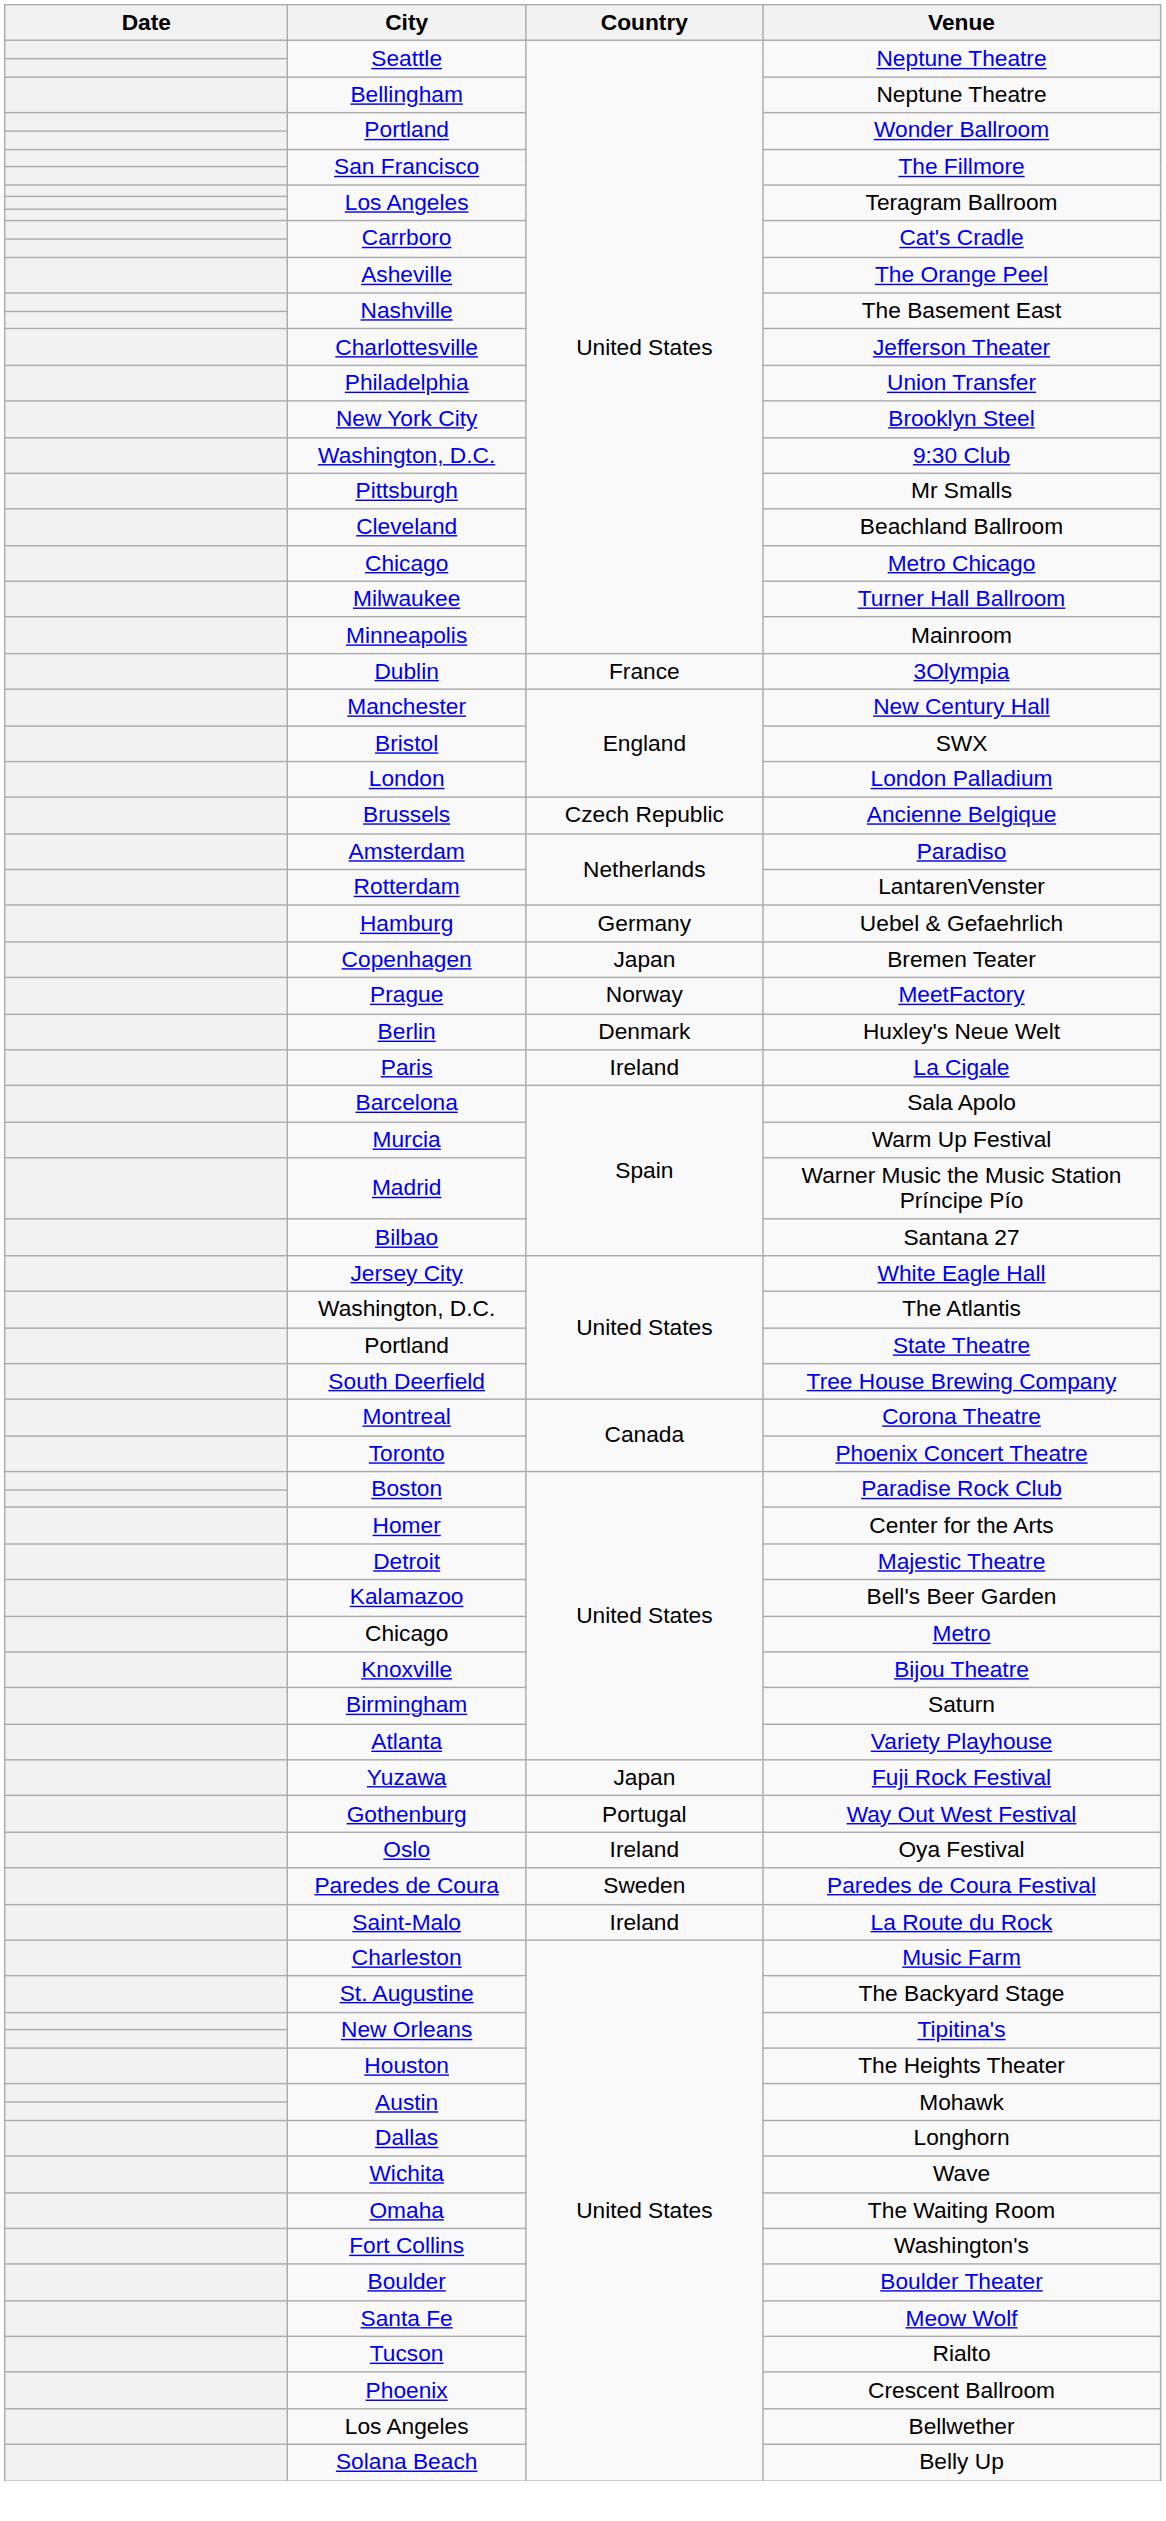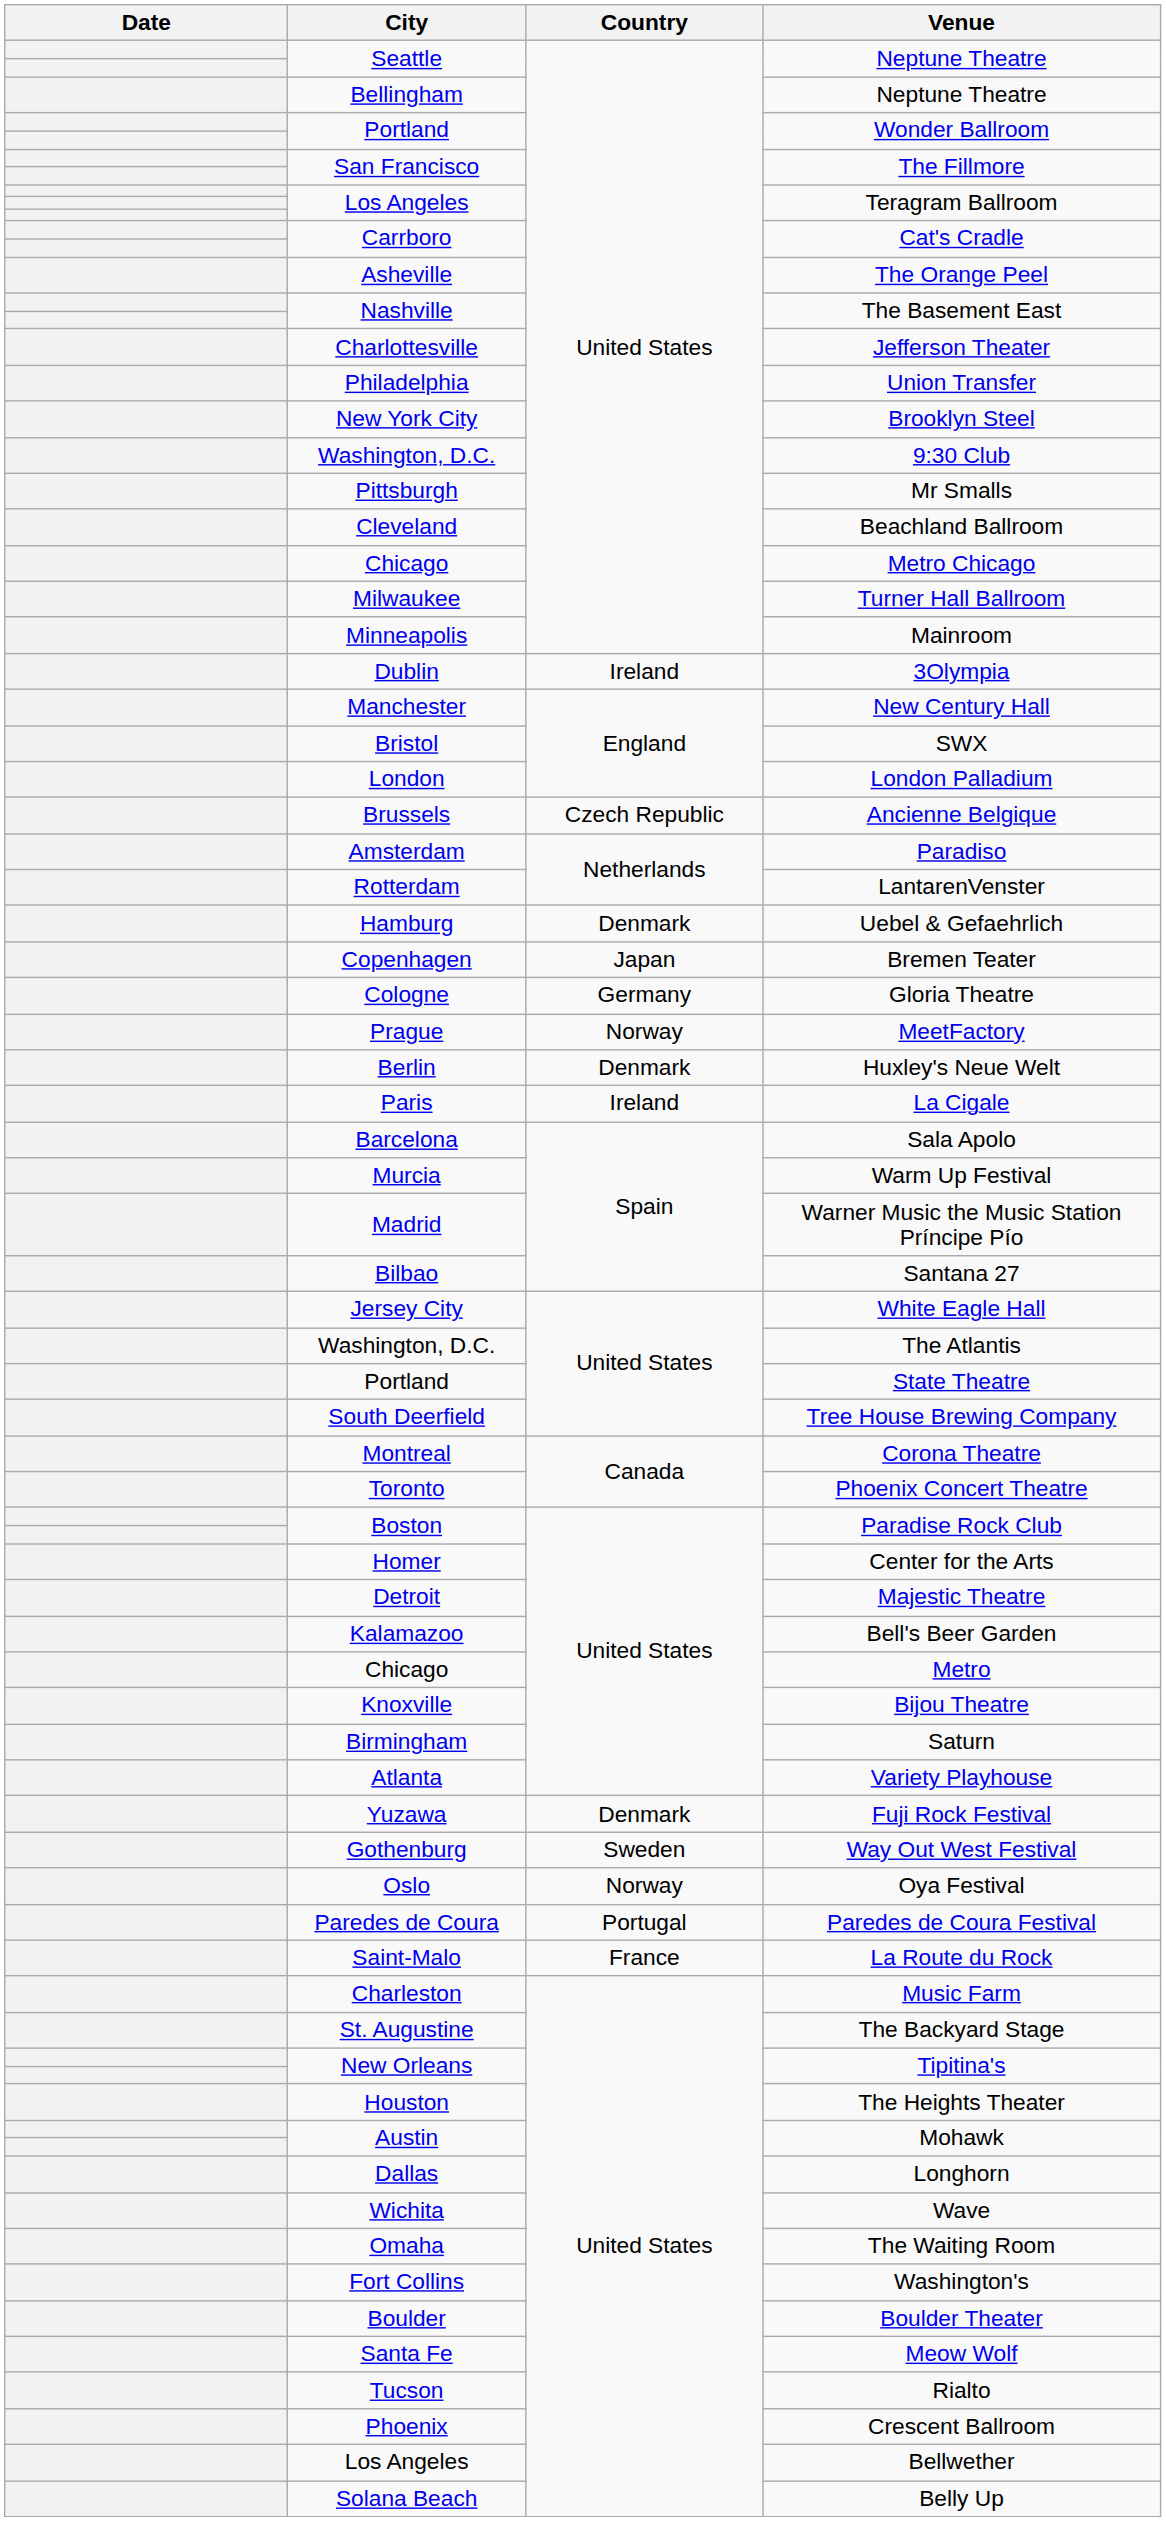(644, 671) France -> (644, 671) Ireland
(644, 923) Germany -> (644, 923) Denmark
+ row: (407, 995)
(644, 1777) Japan -> (644, 1813) Denmark
(644, 1813) Portugal -> (644, 1849) Sweden
(644, 1849) Ireland -> (644, 1885) Norway
(644, 1885) Sweden -> (644, 1921) Portugal
(644, 1921) Ireland -> (644, 1957) France
